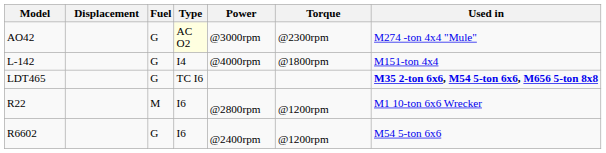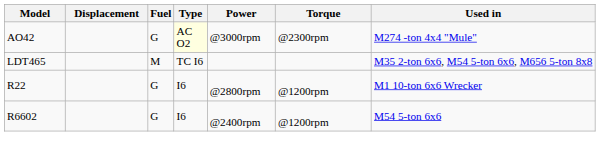- row: (21, 61)
(154, 79) G -> (155, 61) M
(486, 79) bold -> (483, 61) normal
(155, 103) M -> (154, 85) G
